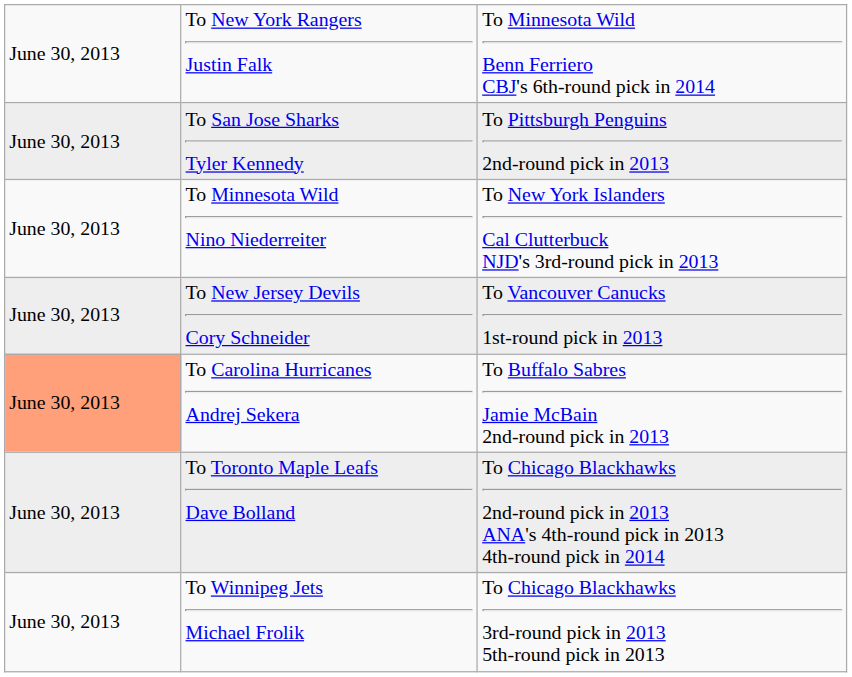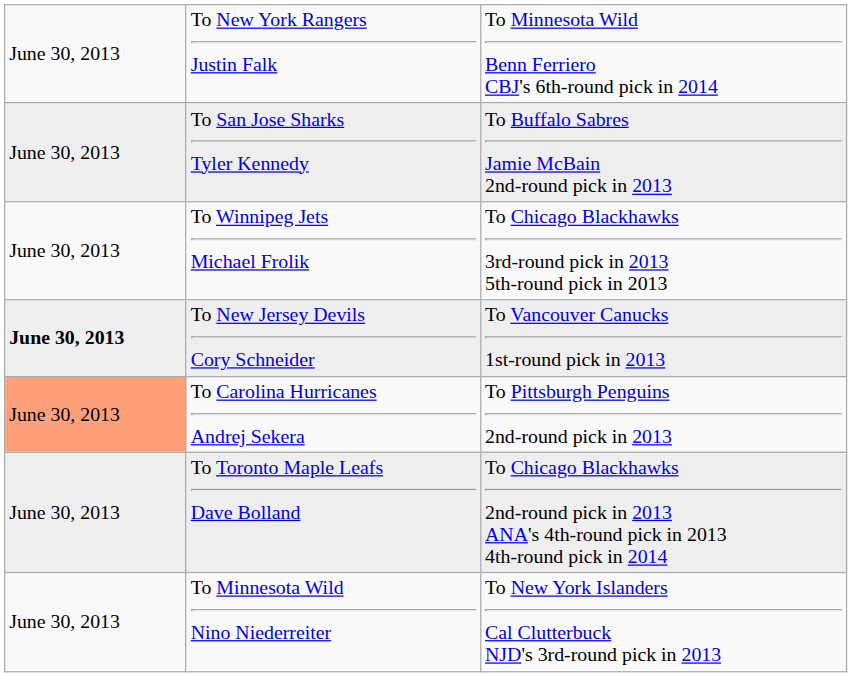(662, 140) To Pittsburgh Penguins 2nd-round pick in 2013 -> (664, 152) To Buffalo Sabres Jamie McBain 2nd-round pick in 2013
rows swapped: (329, 217) <-> (329, 610)
(65, 315) normal -> (67, 337) bold
(662, 402) To Buffalo Sabres Jamie McBain 2nd-round pick in 2013 -> (664, 413) To Pittsburgh Penguins 2nd-round pick in 2013
